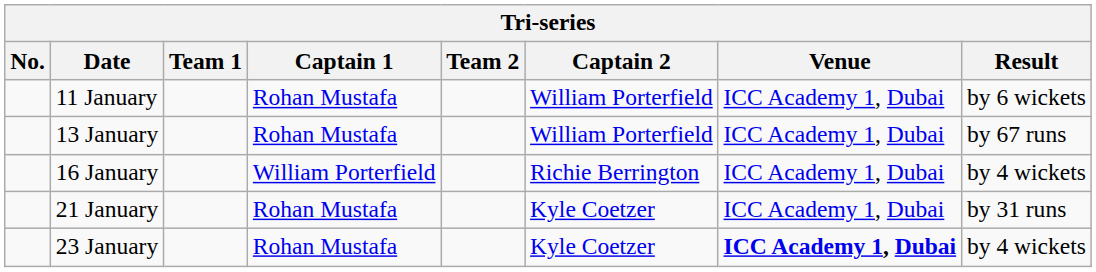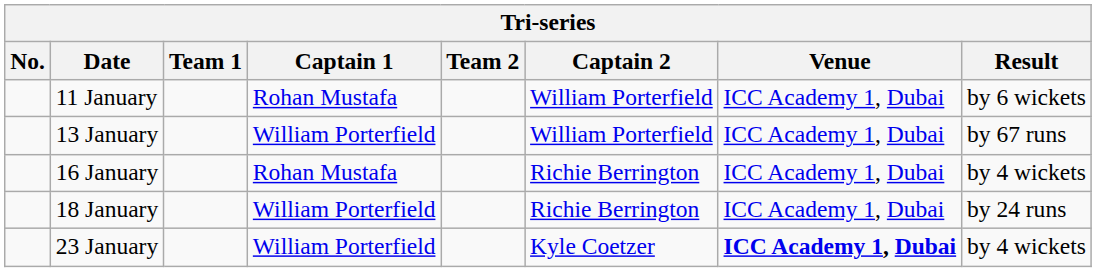(325, 135) Rohan Mustafa -> (344, 135) William Porterfield
(344, 172) William Porterfield -> (325, 172) Rohan Mustafa
+ row: (107, 209)
- row: (107, 209)
(325, 246) Rohan Mustafa -> (344, 246) William Porterfield
